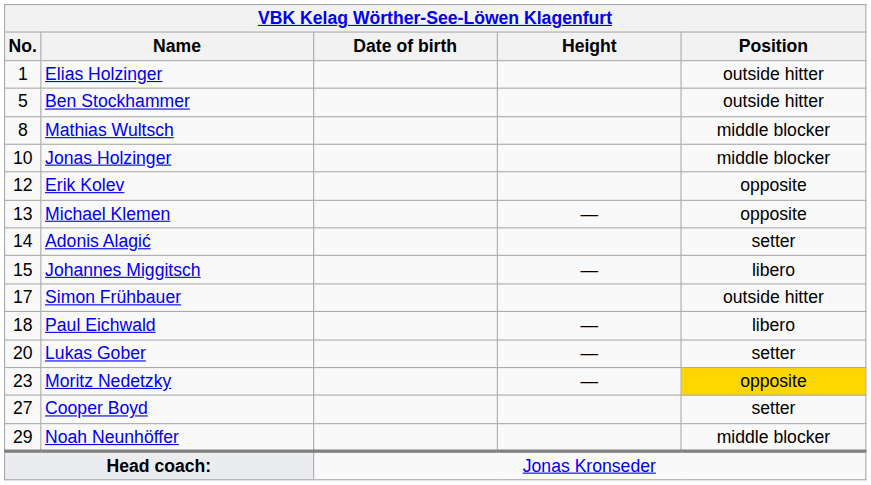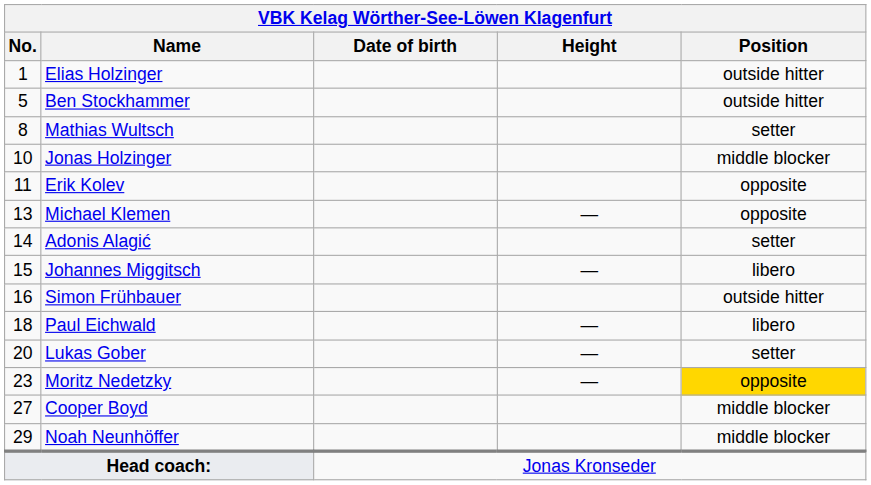(773, 130) middle blocker -> (773, 130) setter
(23, 185) 12 -> (23, 185) 11
(23, 297) 17 -> (23, 297) 16
(773, 409) setter -> (773, 409) middle blocker
